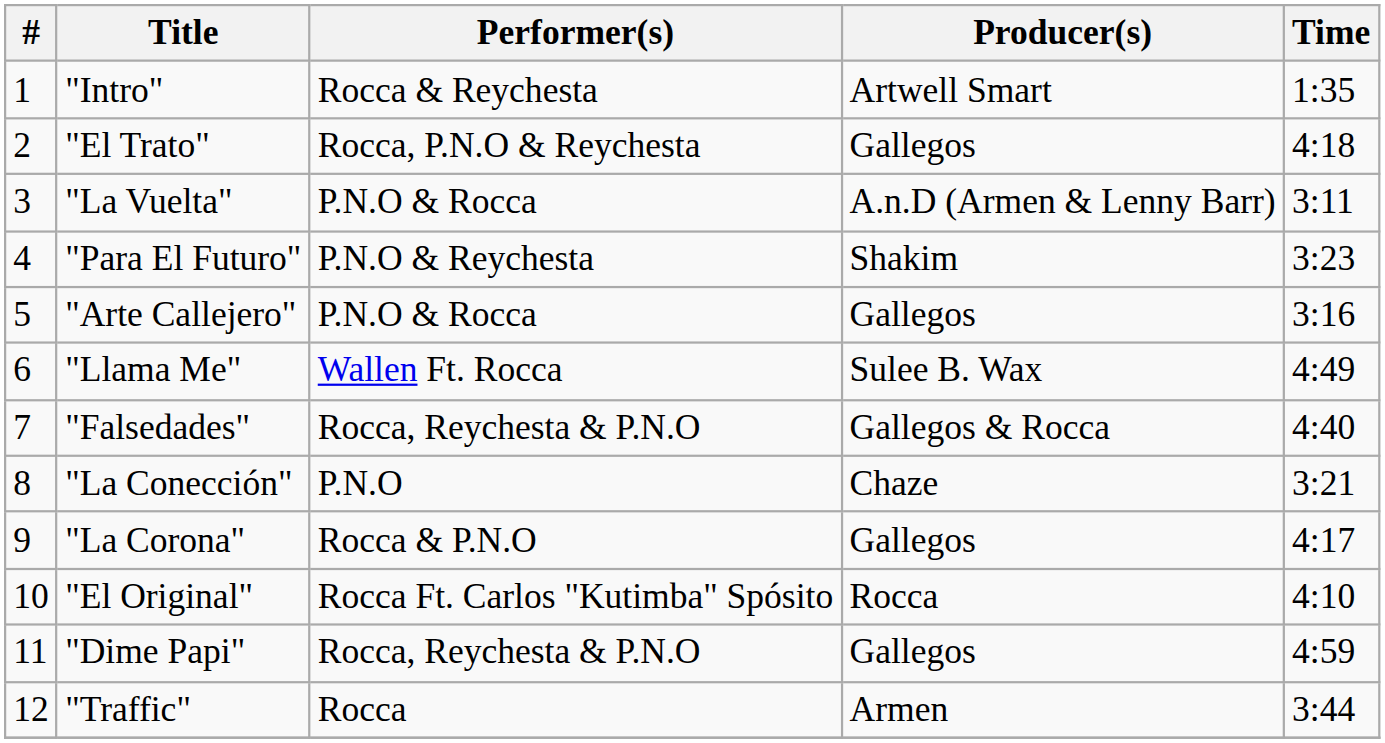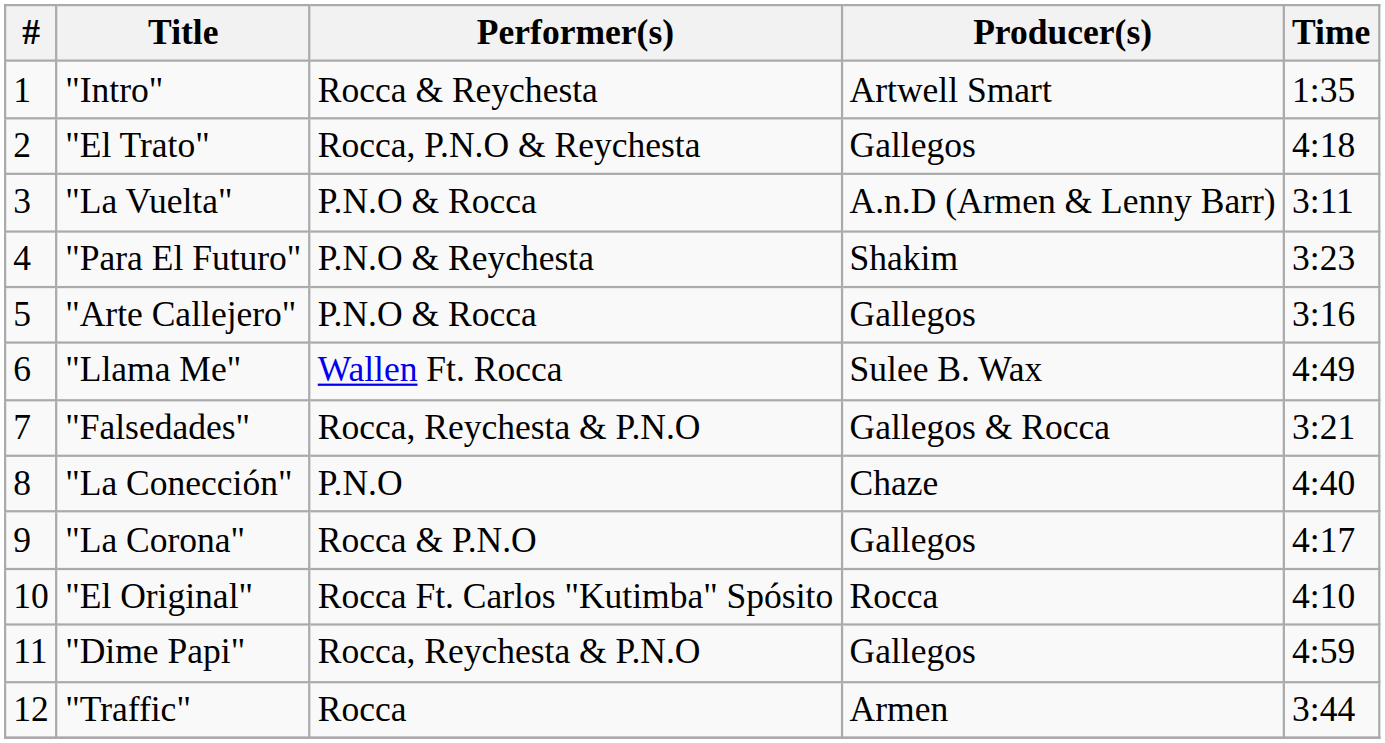(1324, 426) 4:40 -> (1324, 426) 3:21
(1324, 483) 3:21 -> (1324, 483) 4:40
